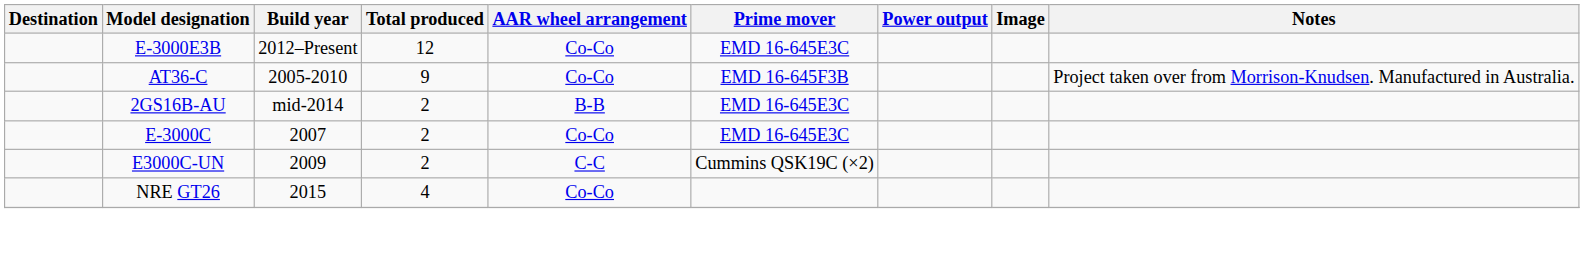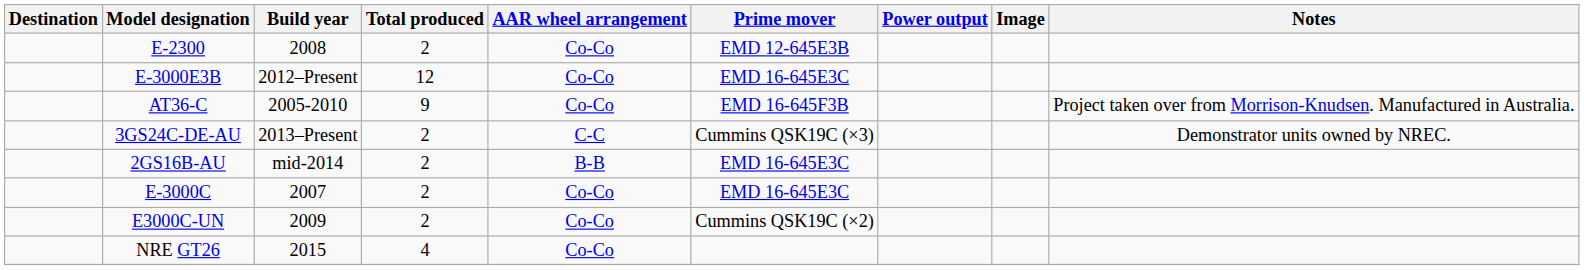+ row: (178, 47)
+ row: (178, 134)
(590, 163) C-C -> (590, 221) Co-Co
